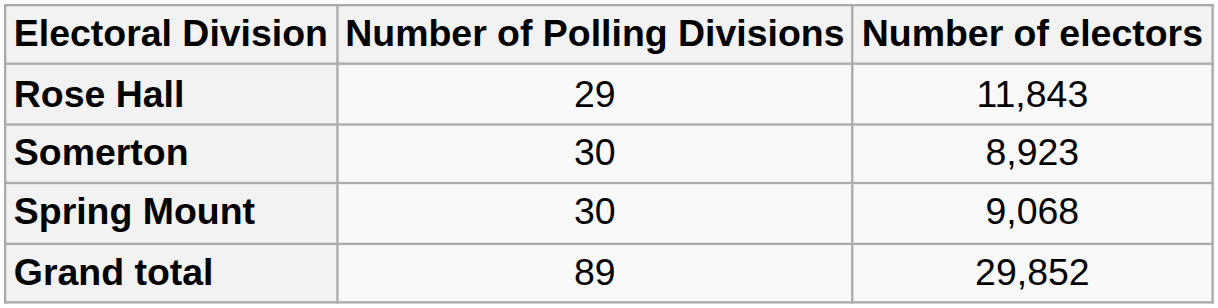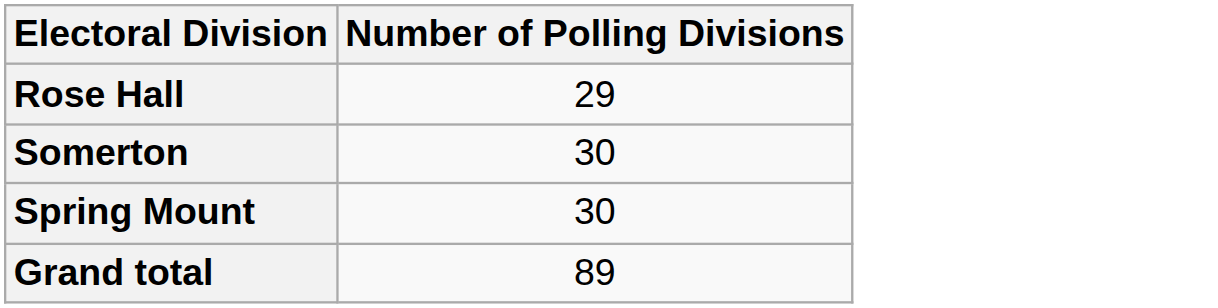- column: (1032, 34)
